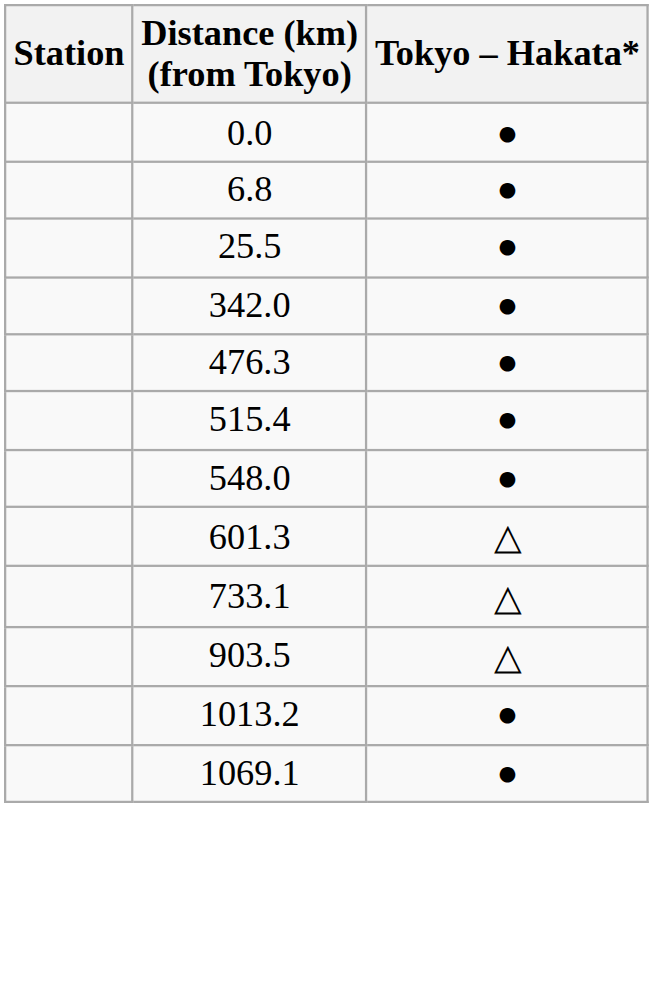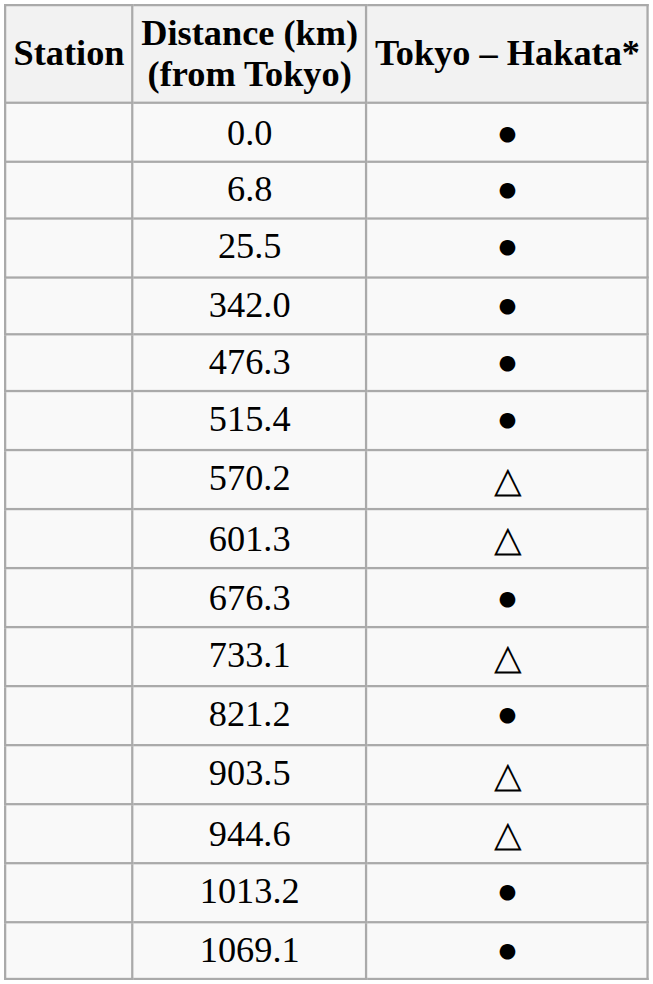- row: (250, 477)
+ row: (250, 478)
+ row: (250, 597)
+ row: (250, 714)
+ row: (250, 833)
